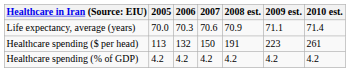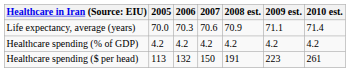rows swapped: (72, 59) <-> (72, 43)
